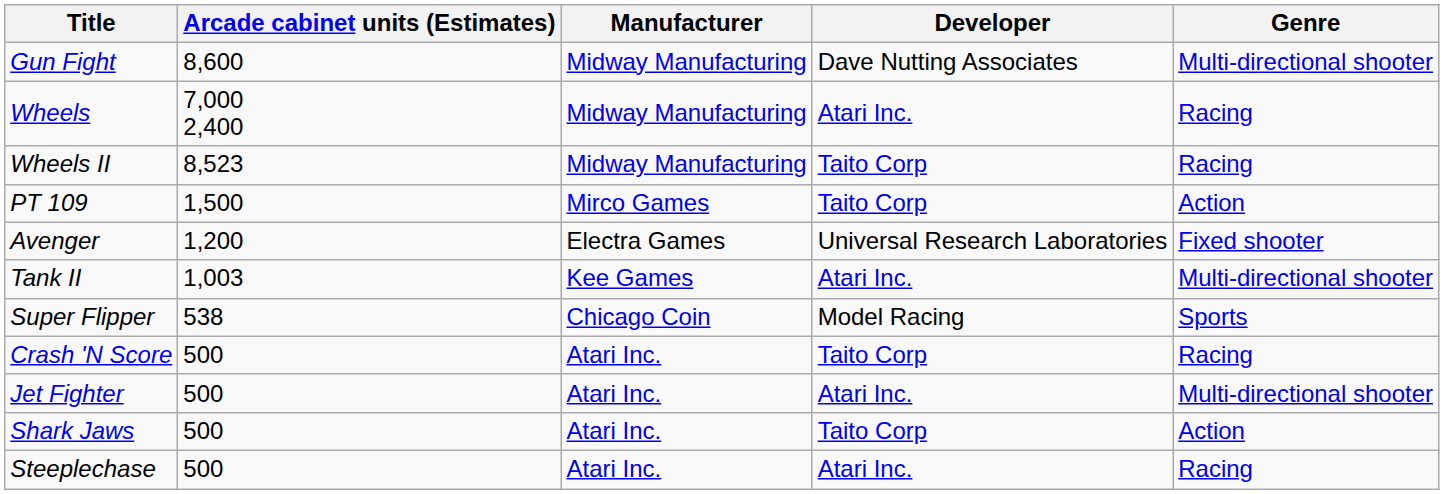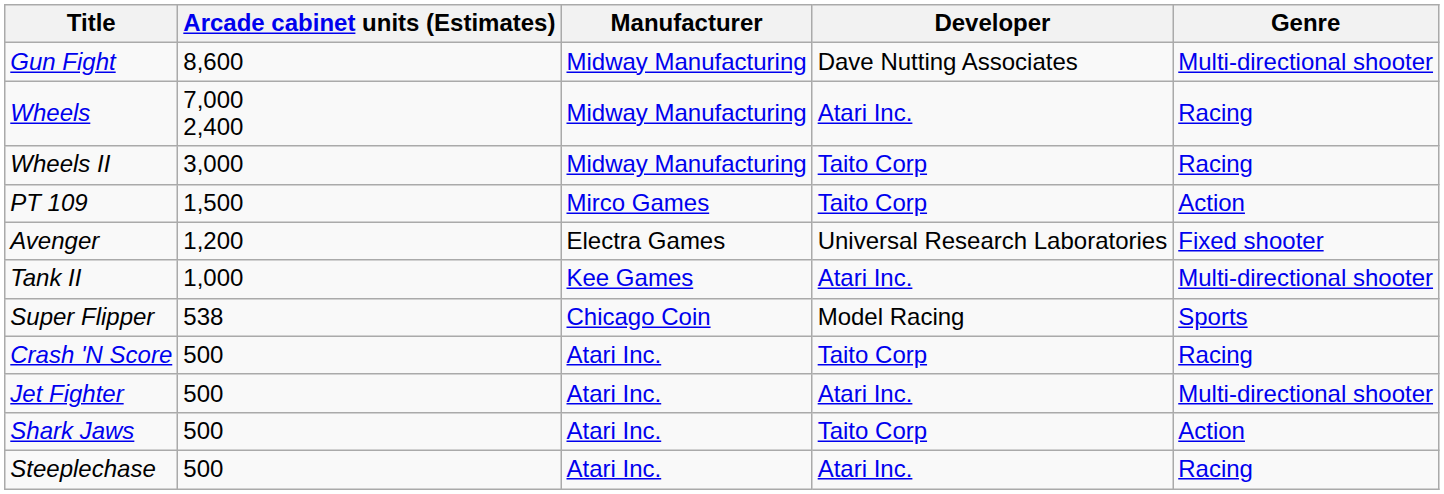(213, 164) 8,523 -> (213, 164) 3,000
(213, 278) 1,003 -> (213, 278) 1,000
